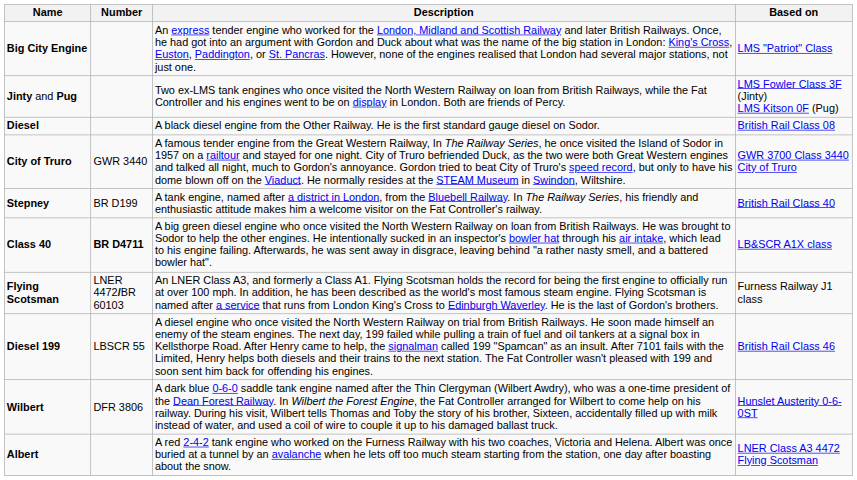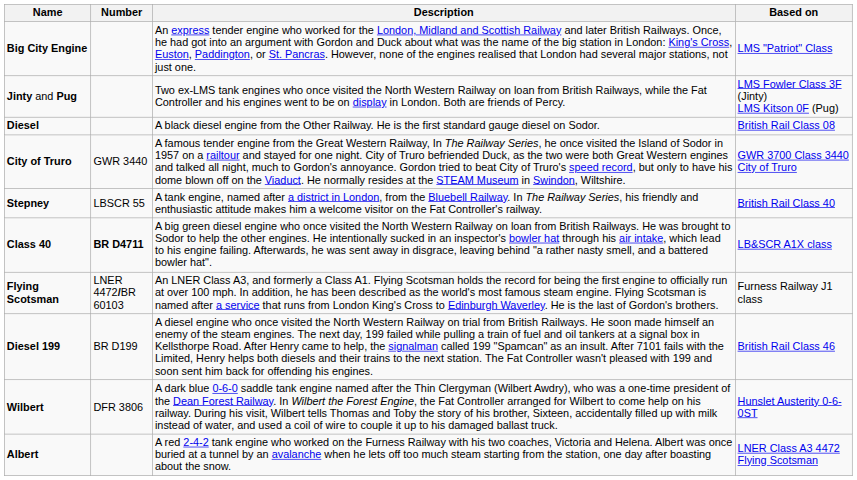(116, 203) BR D199 -> (119, 203) LBSCR 55
(119, 347) LBSCR 55 -> (116, 347) BR D199
